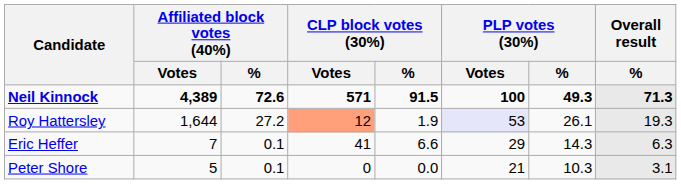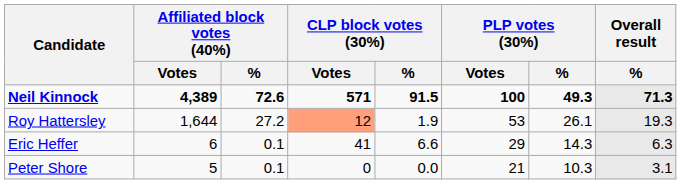(517, 121) lavender background -> (517, 121) no background
(213, 144) 7 -> (213, 144) 6
